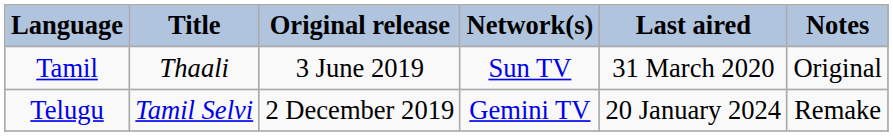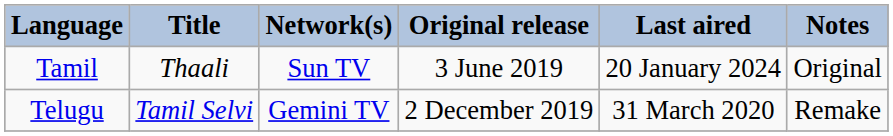columns swapped: (360, 25) <-> (530, 25)
(693, 67) 31 March 2020 -> (693, 67) 20 January 2024
(693, 109) 20 January 2024 -> (693, 109) 31 March 2020
